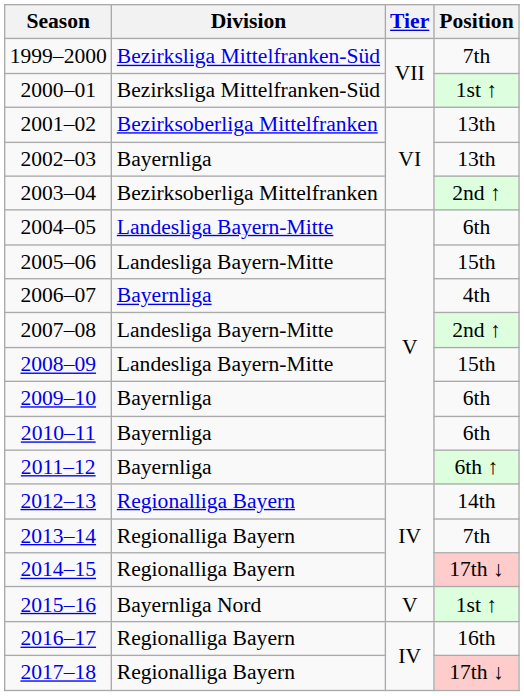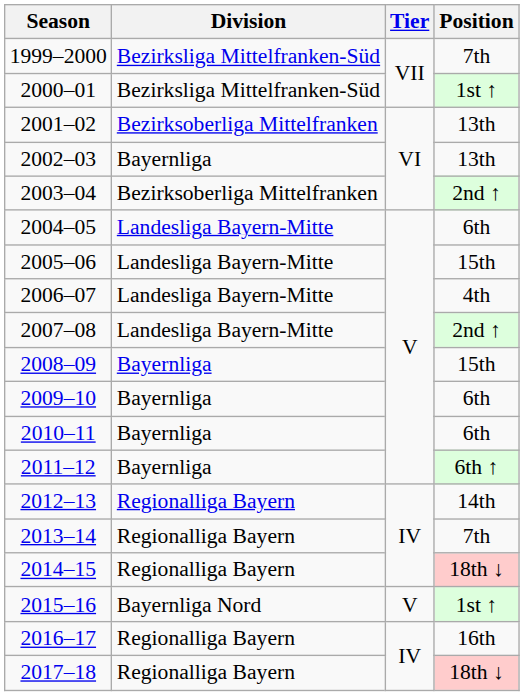(164, 295) Bayernliga -> (225, 295) Landesliga Bayern-Mitte
(225, 364) Landesliga Bayern-Mitte -> (164, 364) Bayernliga
(476, 569) 17th ↓ -> (476, 569) 18th ↓
(476, 672) 17th ↓ -> (476, 672) 18th ↓
